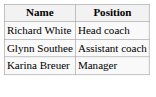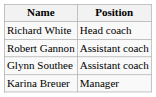+ row: (41, 48)
